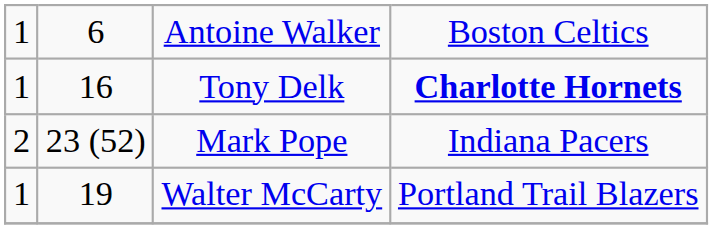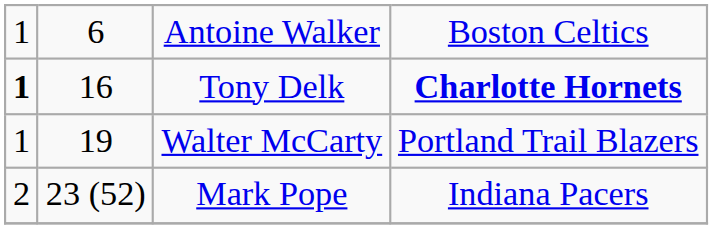(22, 85) normal -> (22, 85) bold
rows swapped: (272, 194) <-> (272, 140)
